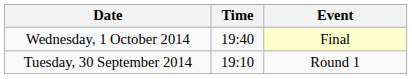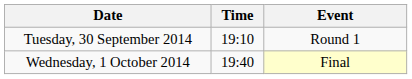rows swapped: (108, 62) <-> (108, 39)
